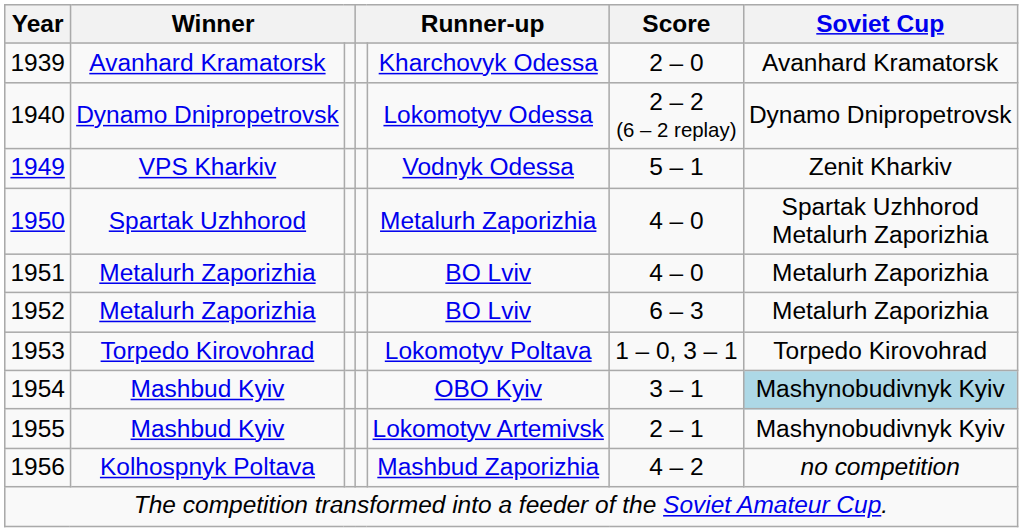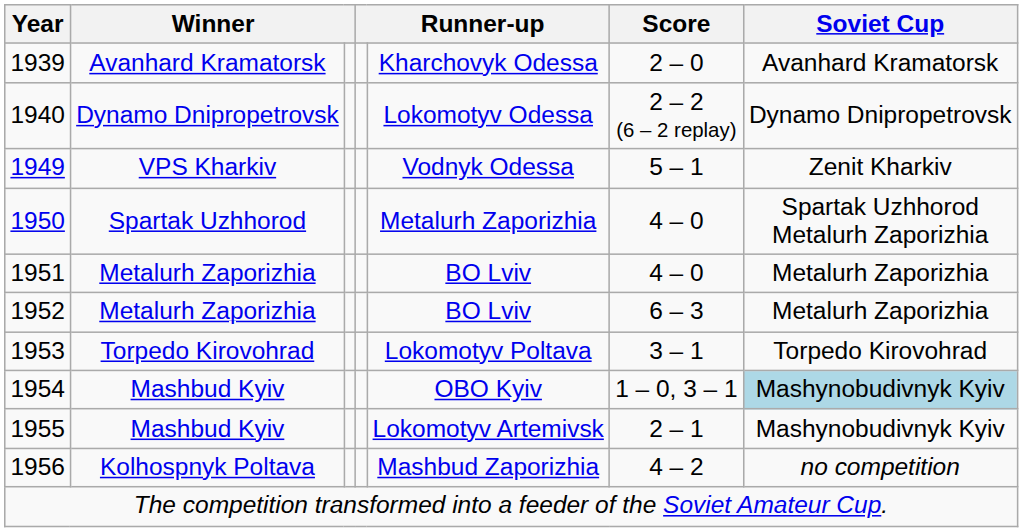(676, 350) 1 – 0, 3 – 1 -> (676, 350) 3 – 1
(676, 389) 3 – 1 -> (676, 389) 1 – 0, 3 – 1
